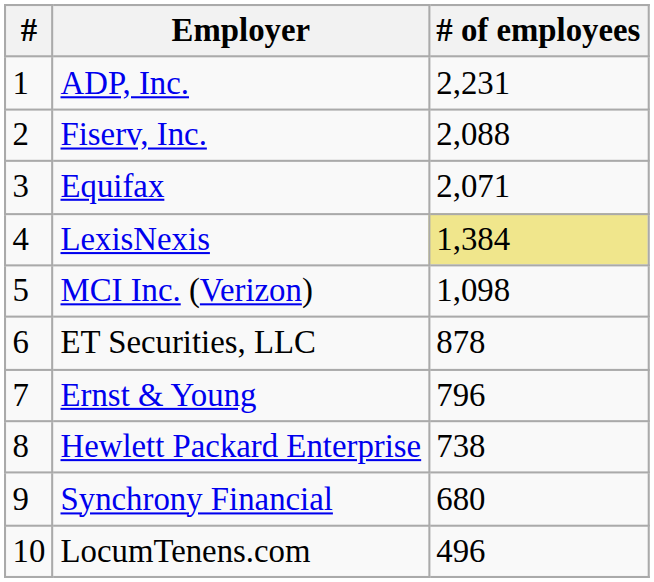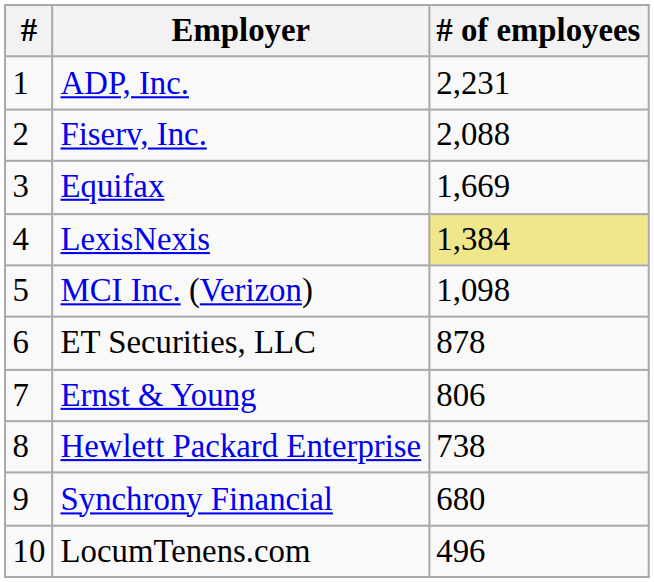(473, 186) 2,071 -> (473, 186) 1,669
(461, 394) 796 -> (461, 394) 806
